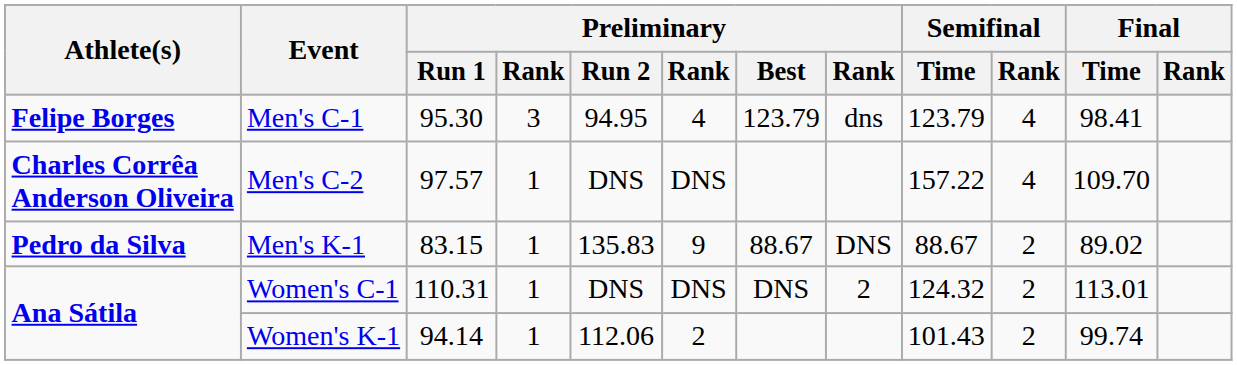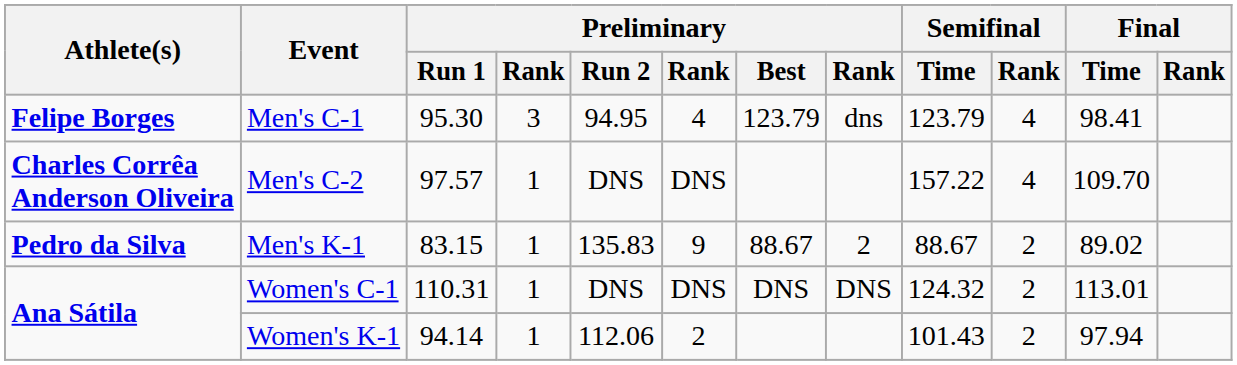(864, 243) DNS -> (864, 243) 2
(864, 290) 2 -> (864, 290) DNS
(1111, 336) 99.74 -> (1111, 336) 97.94
